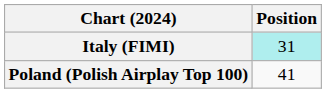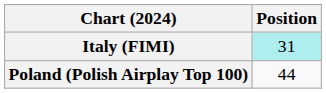(287, 74) 41 -> (287, 74) 44
